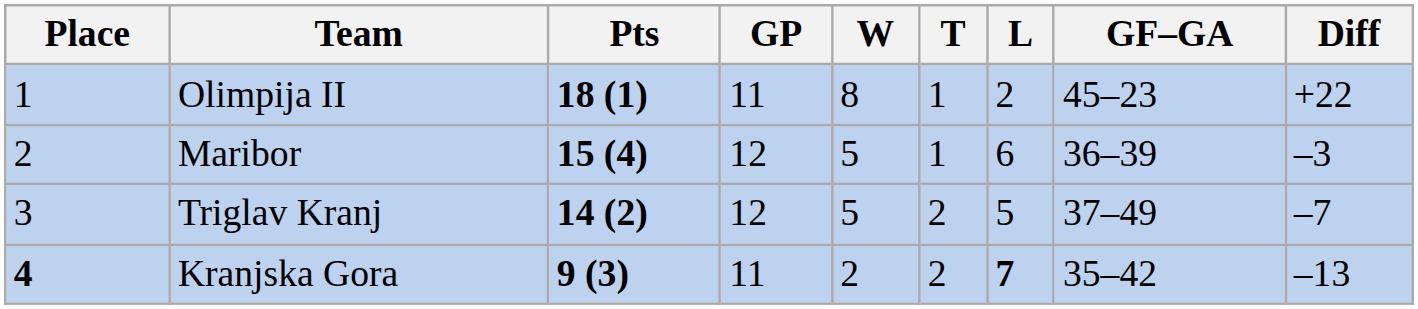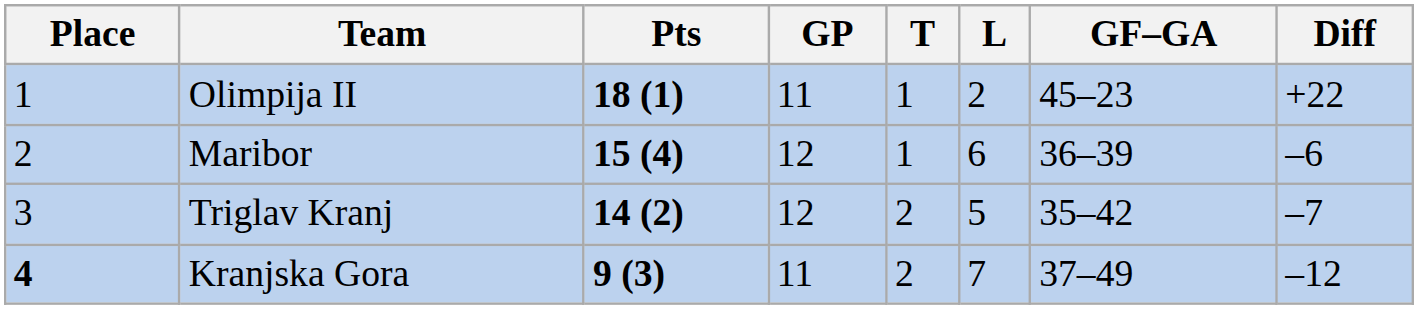- column: (875, 34)
(1313, 153) –3 -> (1304, 153) –6
(1110, 213) 37–49 -> (1086, 213) 35–42
(1005, 272) bold -> (977, 272) normal
(1110, 272) 35–42 -> (1086, 272) 37–49
(1322, 272) –13 -> (1314, 272) –12
